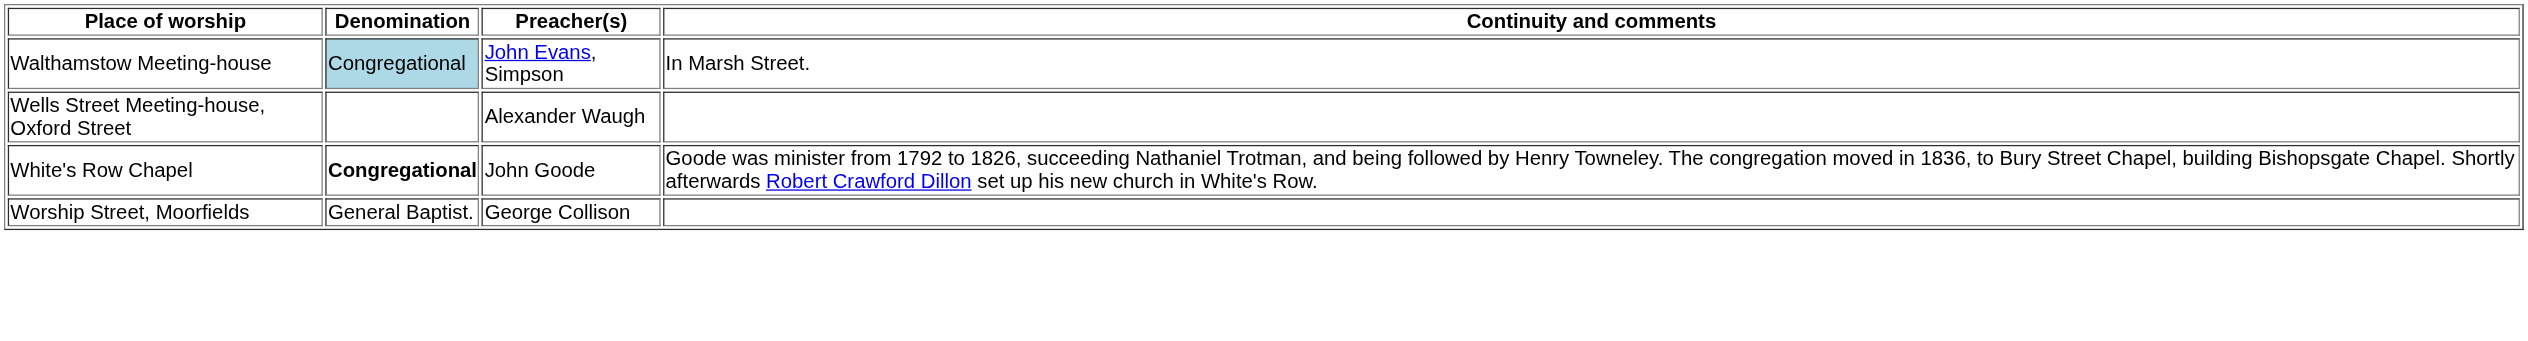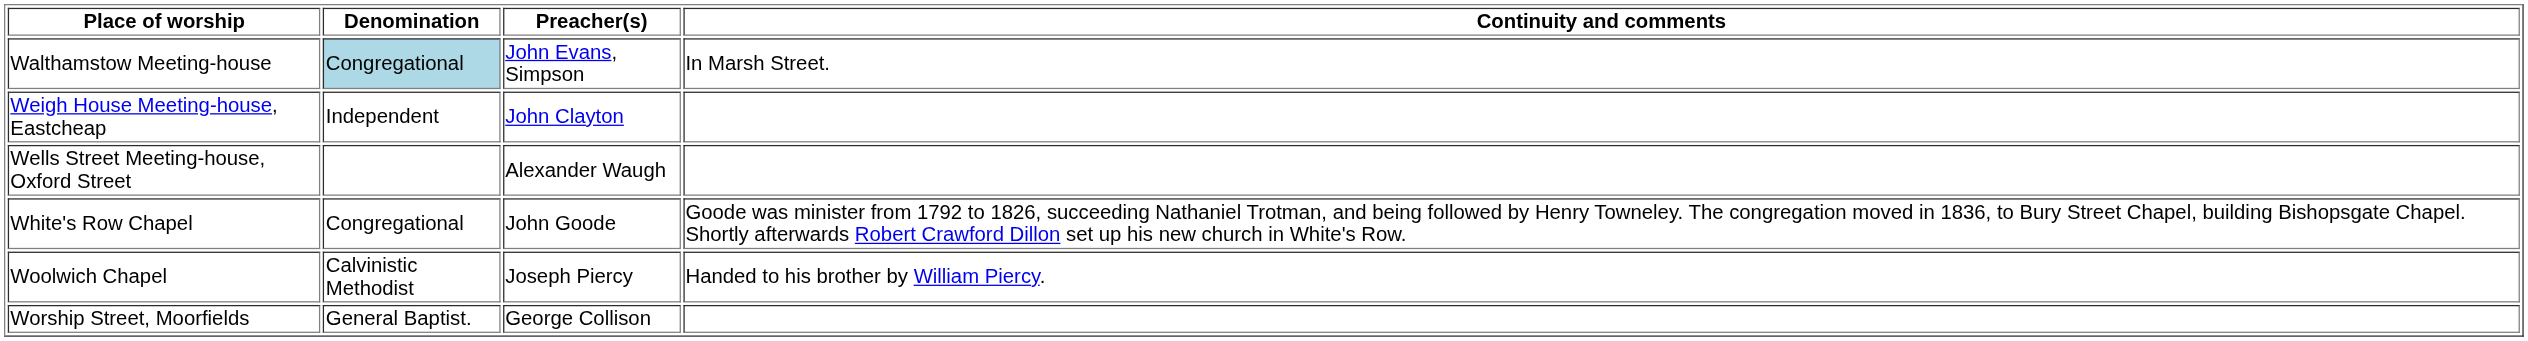+ row: (144, 116)
(403, 170) bold -> (395, 223) normal
+ row: (89, 276)
